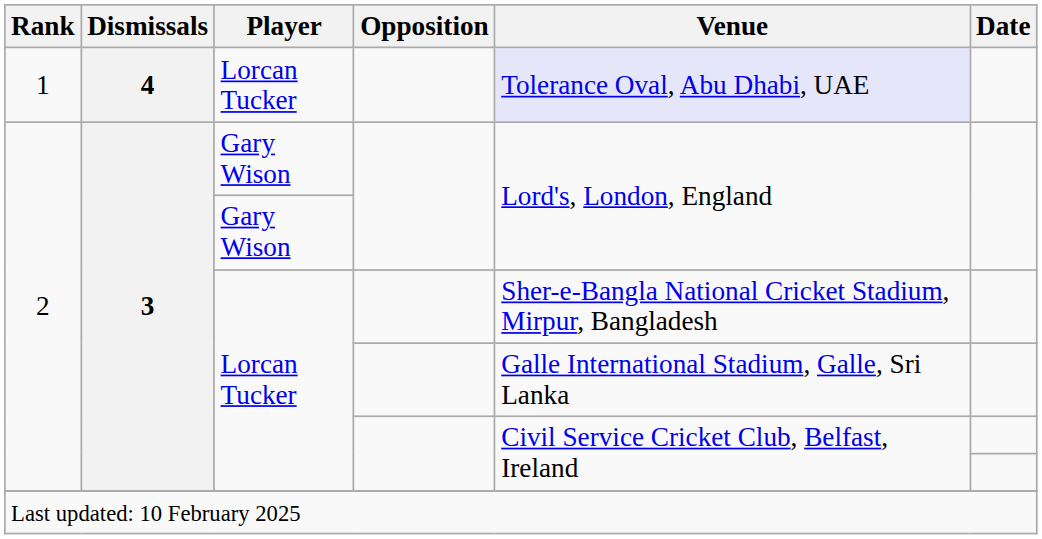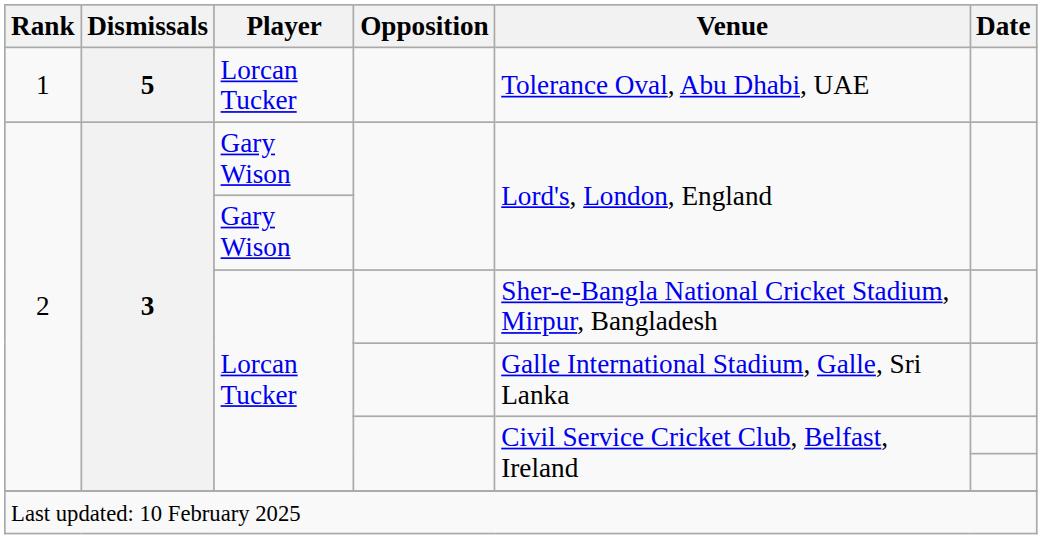(148, 84) 4 -> (148, 84) 5
(685, 84) lavender background -> (685, 84) no background
